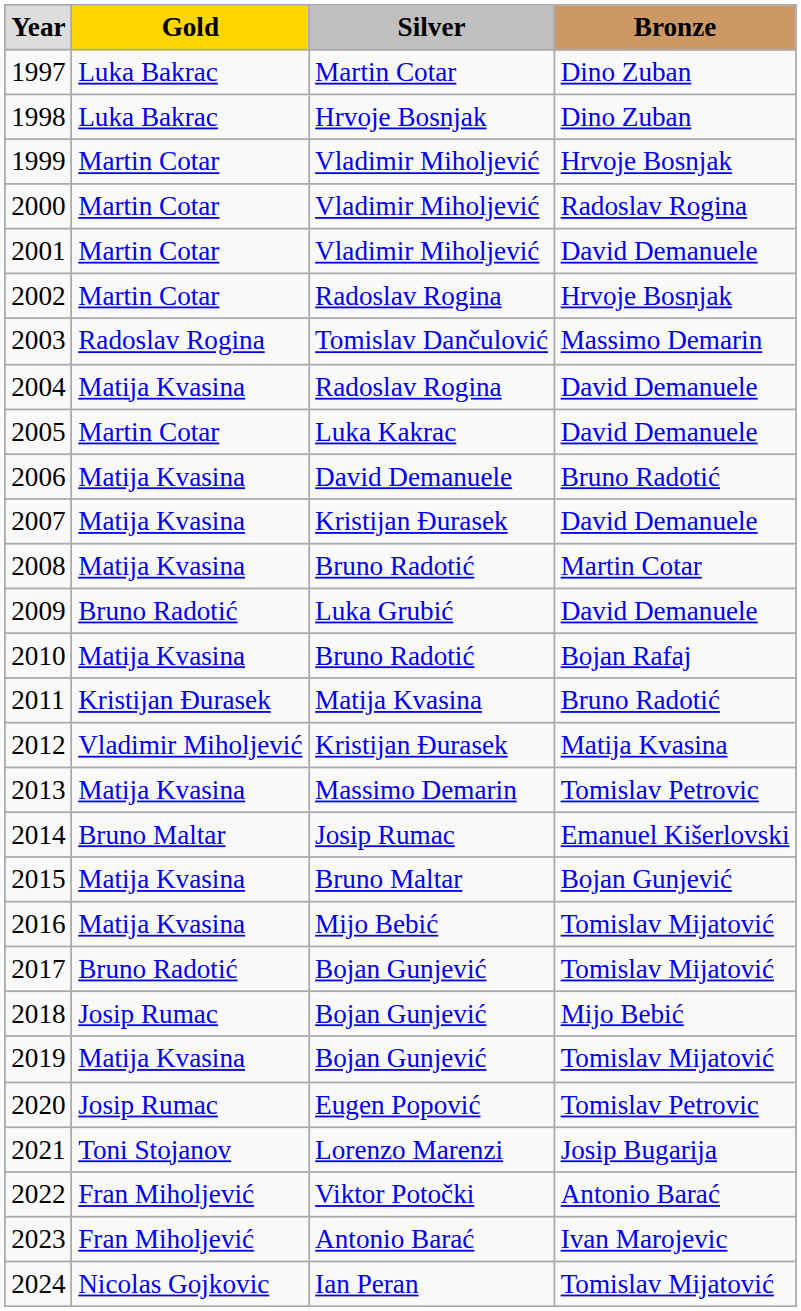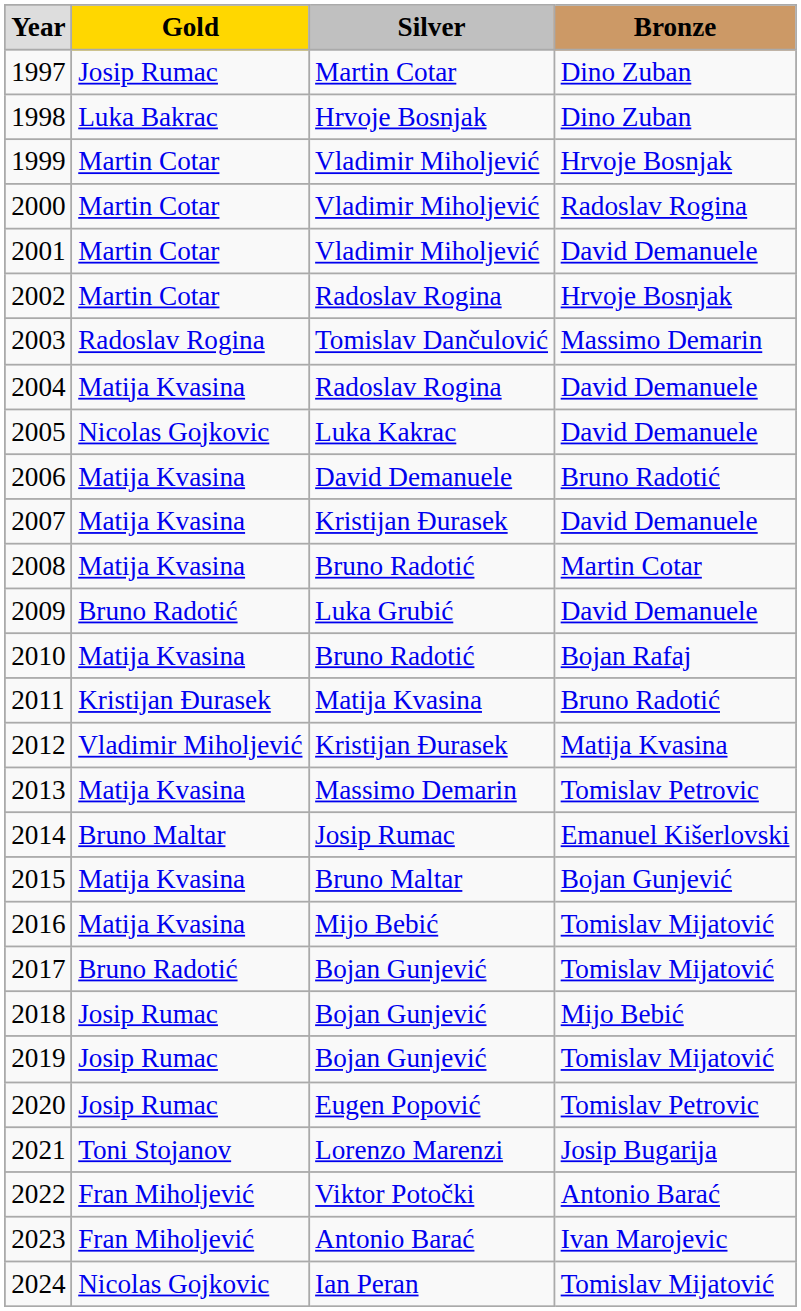(148, 71) Luka Bakrac -> (148, 71) Josip Rumac
(149, 430) Martin Cotar -> (174, 430) Nicolas Gojkovic
(162, 1058) Matija Kvasina -> (148, 1058) Josip Rumac
